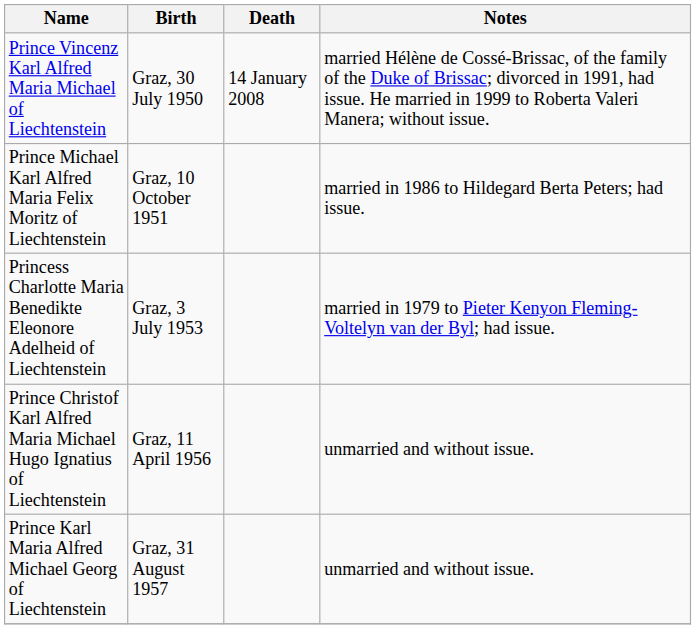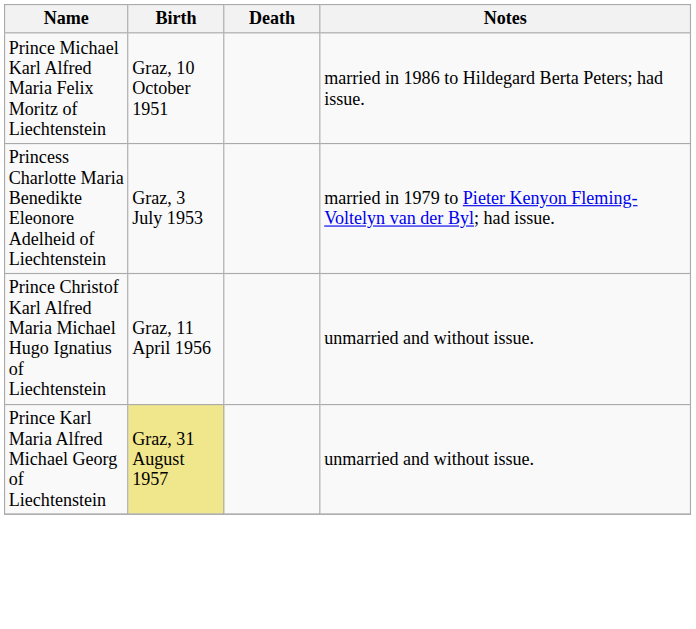- row: (64, 88)
(163, 569) no background -> (163, 458) khaki background
